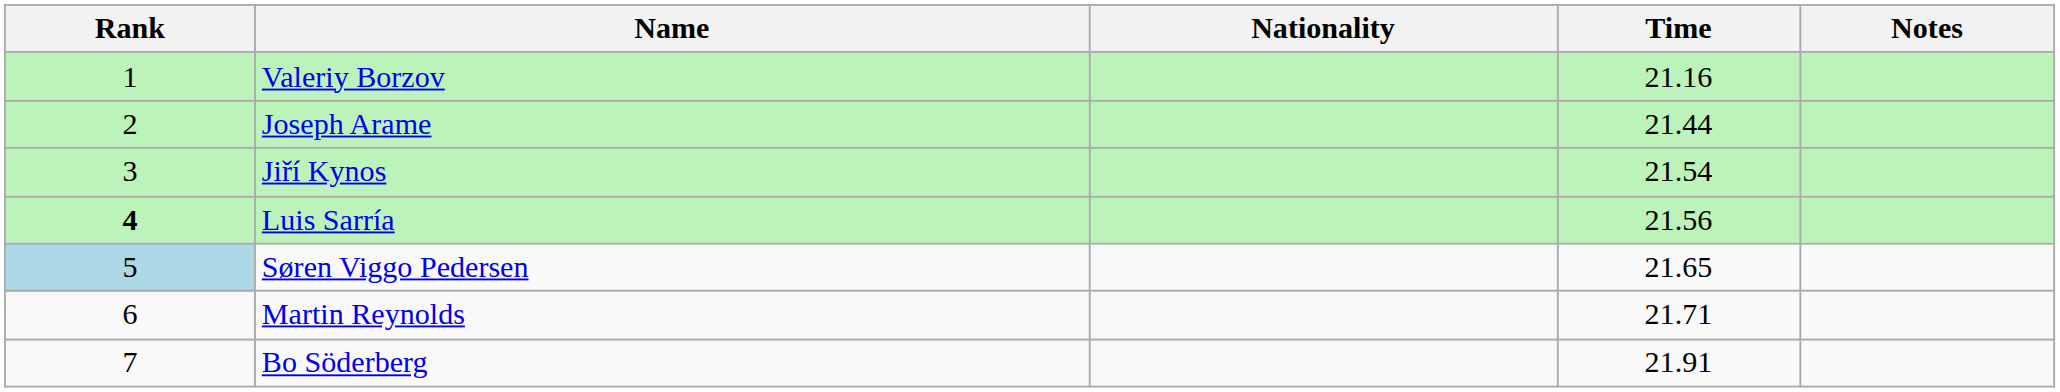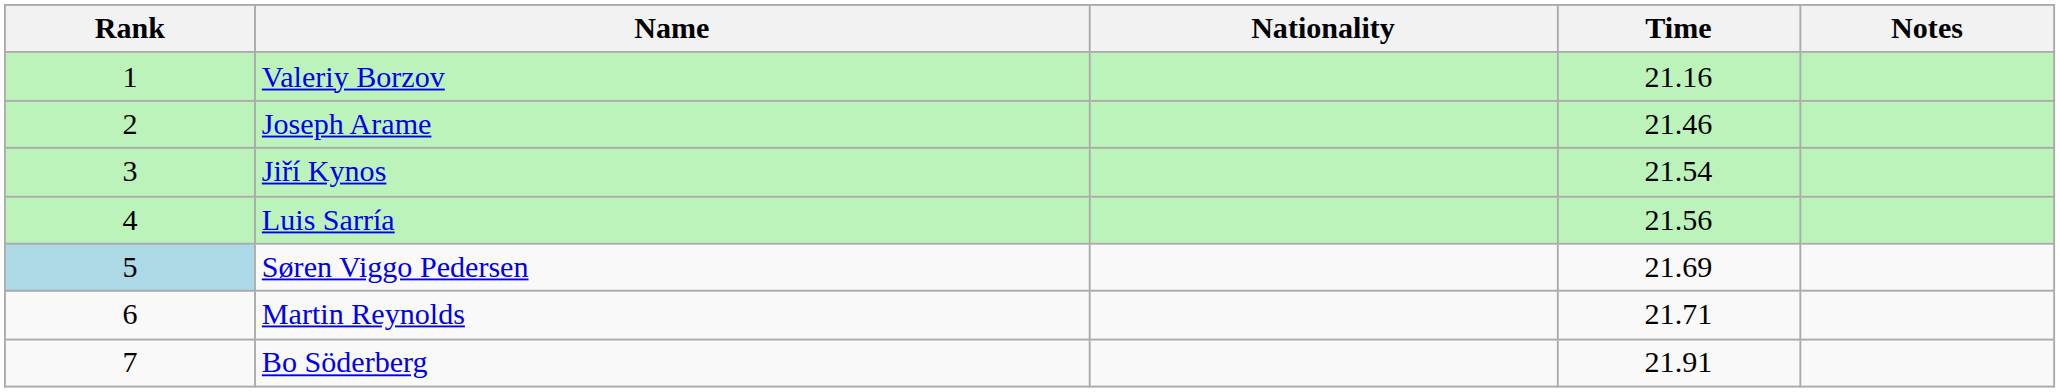(1678, 123) 21.44 -> (1678, 123) 21.46
(130, 219) bold -> (130, 219) normal
(1678, 266) 21.65 -> (1678, 266) 21.69
